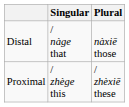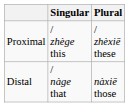rows swapped: (26, 82) <-> (19, 41)
